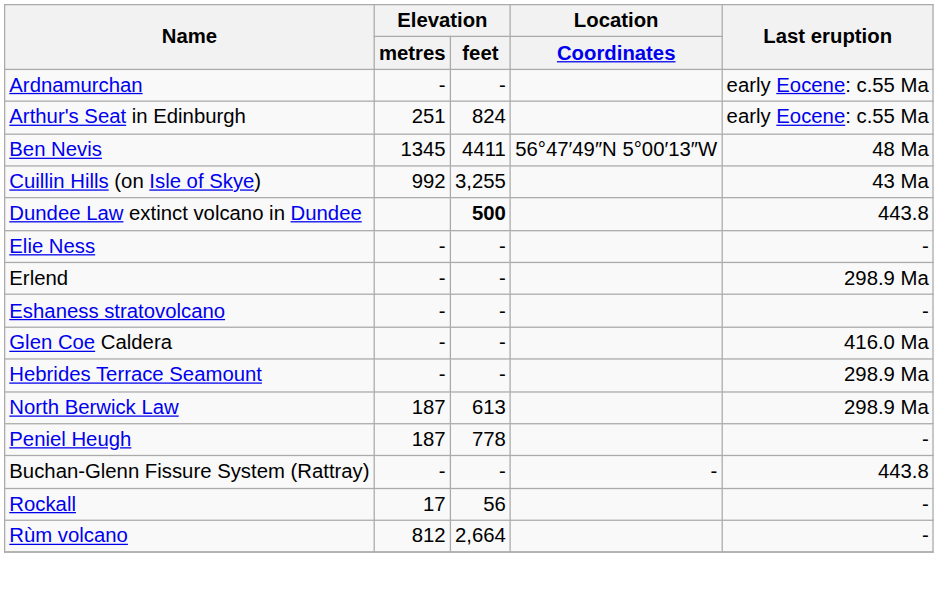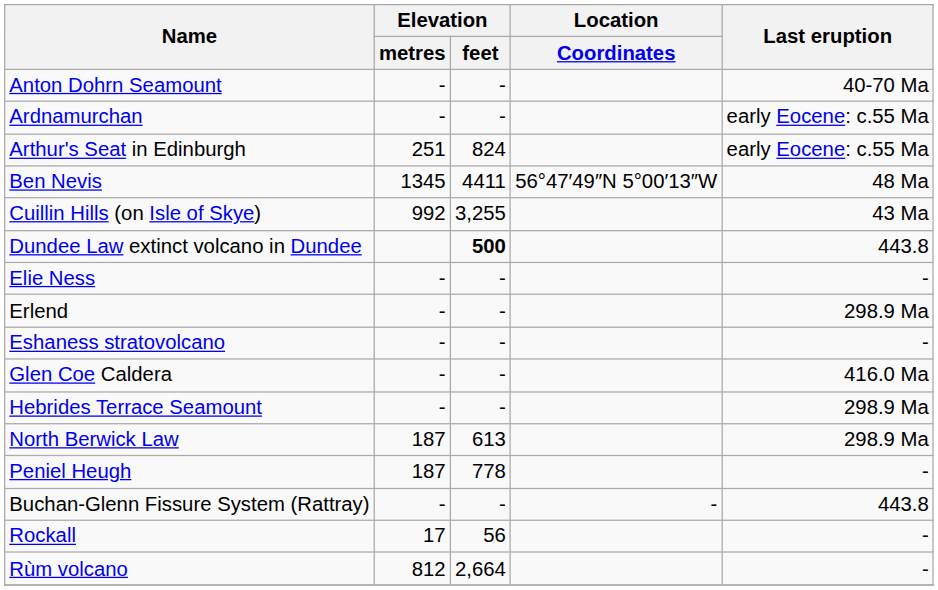+ row: (116, 85)
